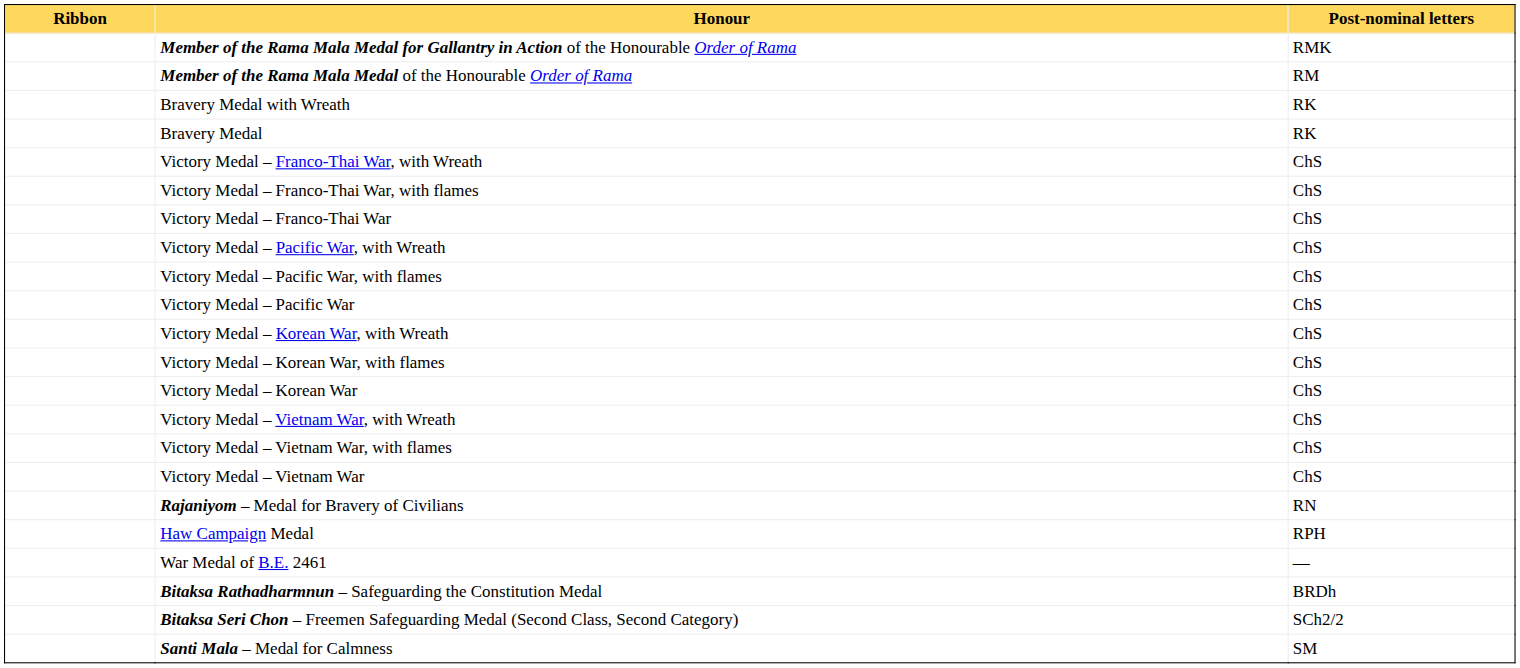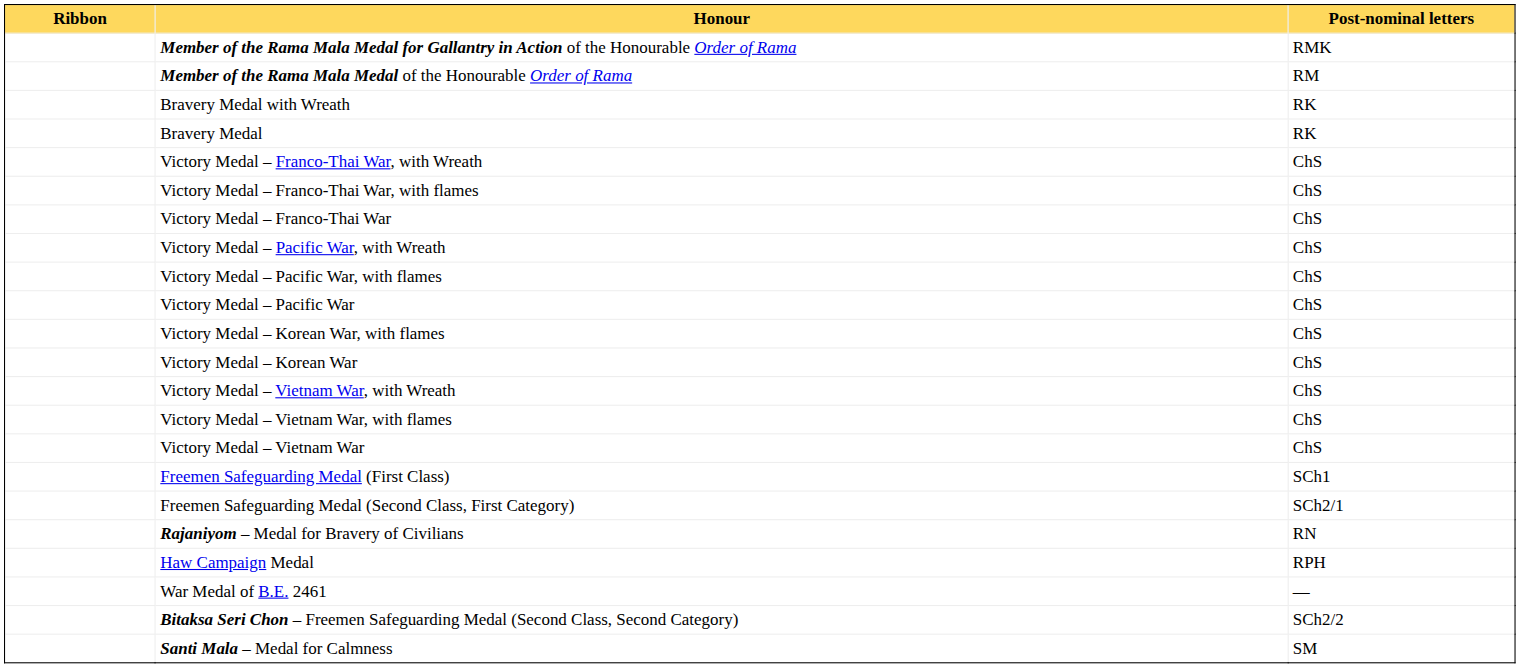- row: (304, 333)
+ row: (305, 476)
+ row: (367, 505)
- row: (381, 591)
